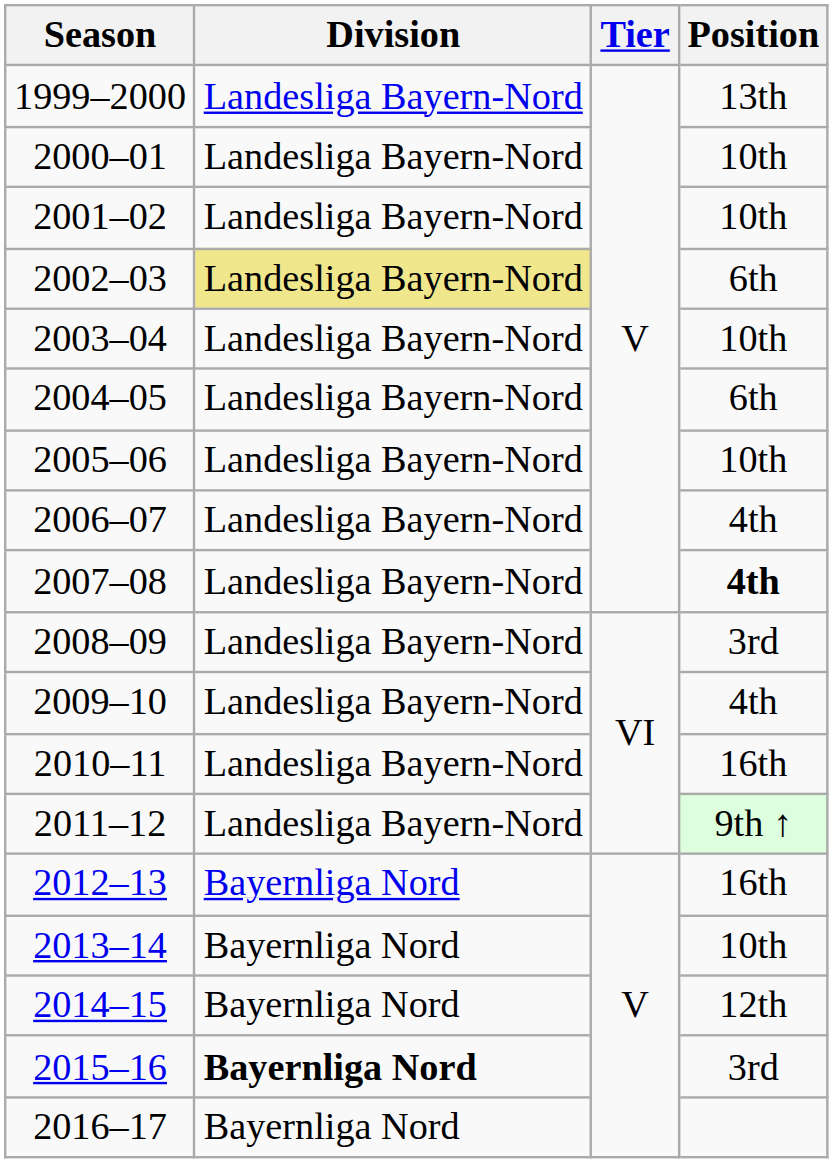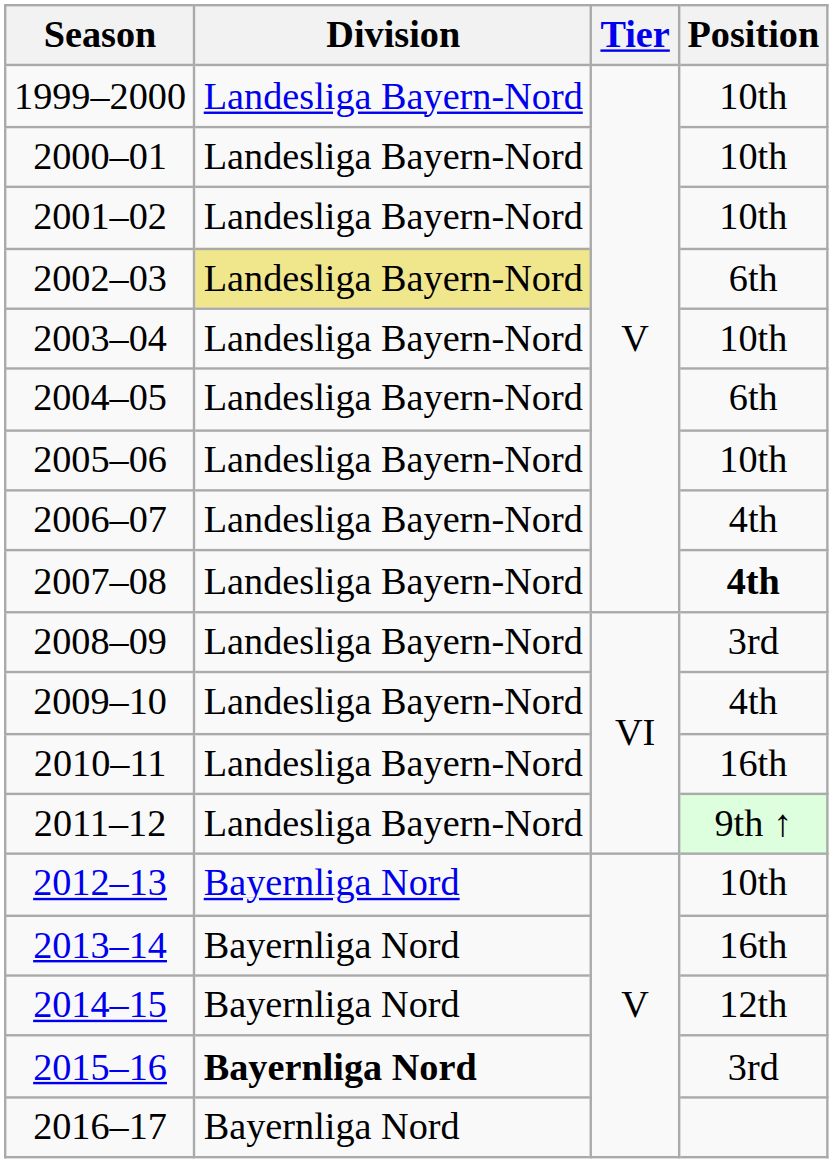(753, 95) 13th -> (753, 95) 10th
(753, 883) 16th -> (753, 883) 10th
(753, 944) 10th -> (753, 944) 16th
